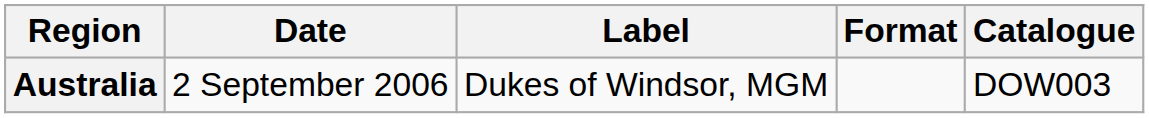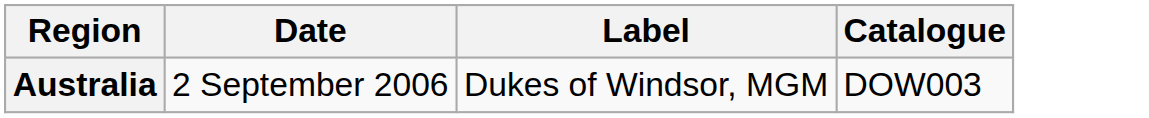- column: (901, 31)
